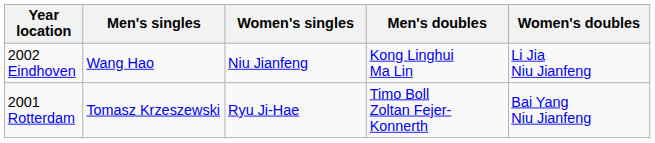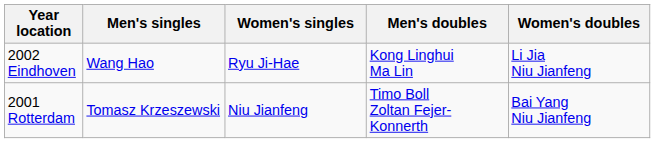(268, 63) Niu Jianfeng -> (264, 63) Ryu Ji-Hae
(264, 110) Ryu Ji-Hae -> (268, 110) Niu Jianfeng
